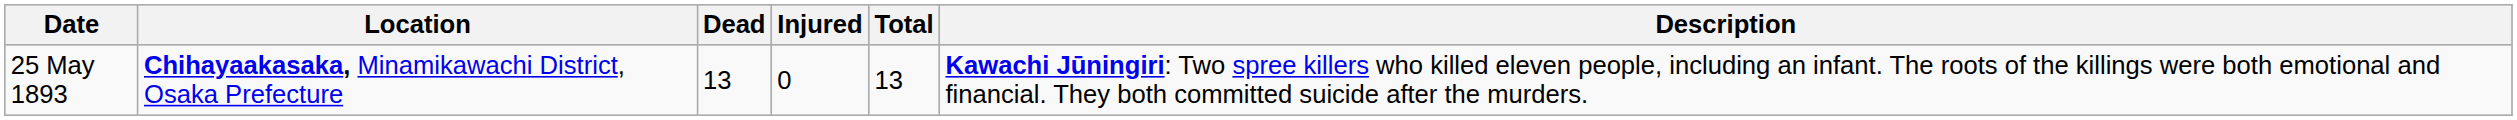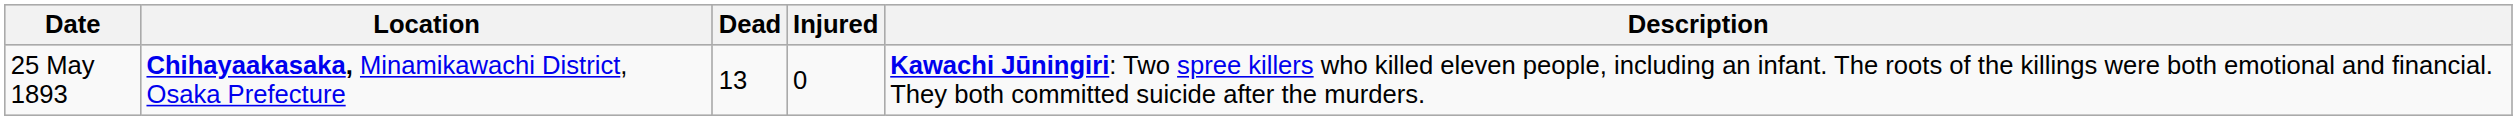- column: (904, 24)
